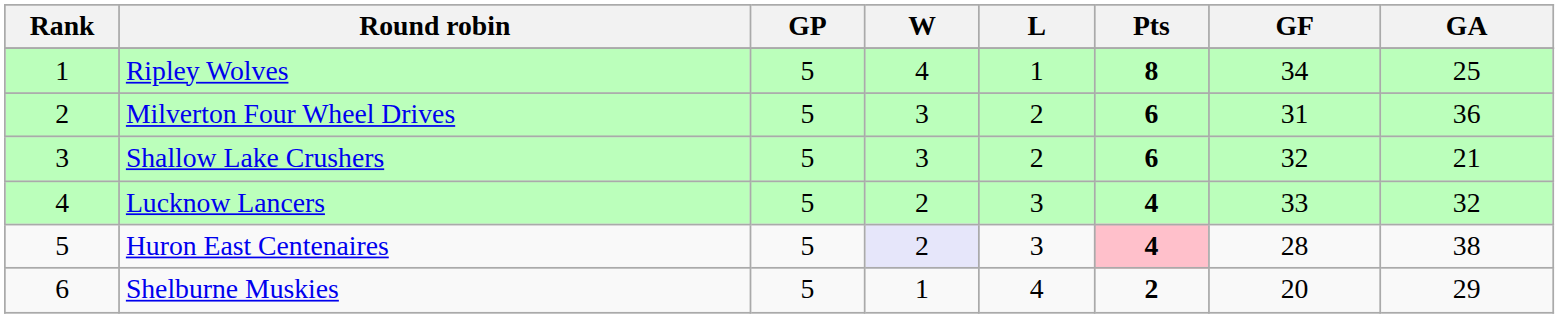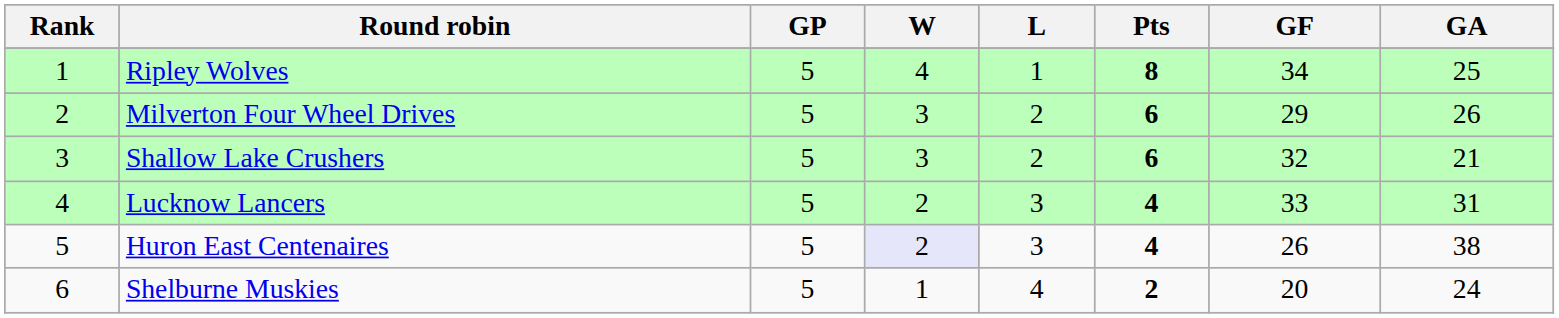(1295, 114) 31 -> (1295, 114) 29
(1467, 114) 36 -> (1467, 114) 26
(1467, 202) 32 -> (1467, 202) 31
(1151, 245) pink background -> (1151, 245) no background
(1295, 245) 28 -> (1295, 245) 26
(1467, 289) 29 -> (1467, 289) 24
